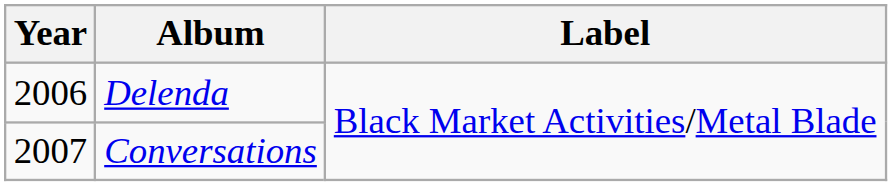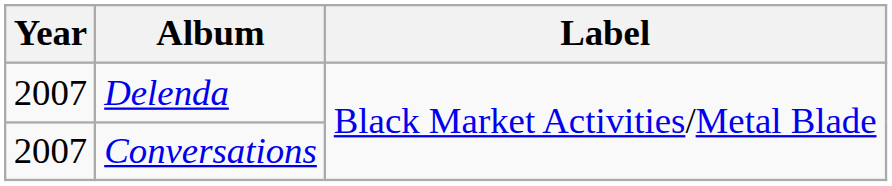(50, 92) 2006 -> (50, 92) 2007
